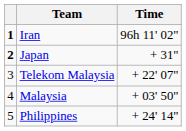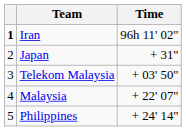(11, 55) bold -> (11, 55) normal
(155, 75) + 22' 07" -> (155, 75) + 03' 50"
(155, 95) + 03' 50" -> (155, 95) + 22' 07"
